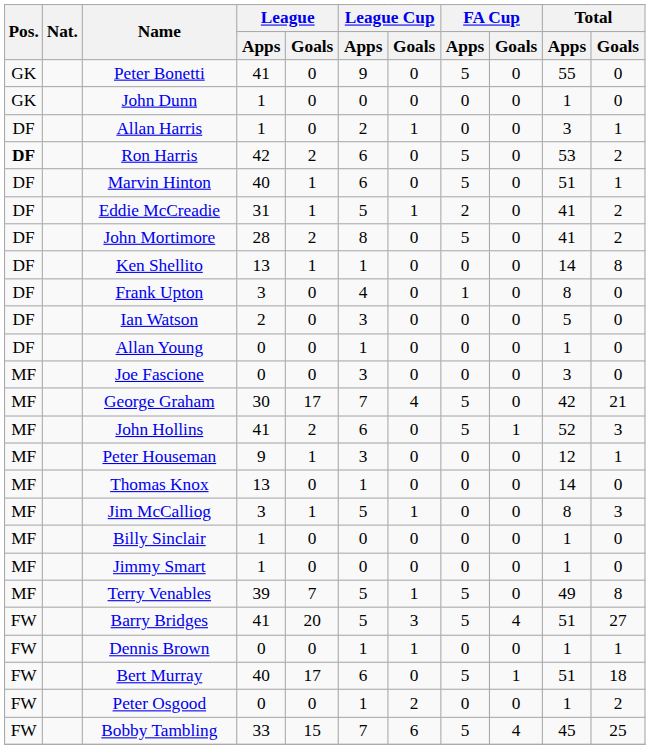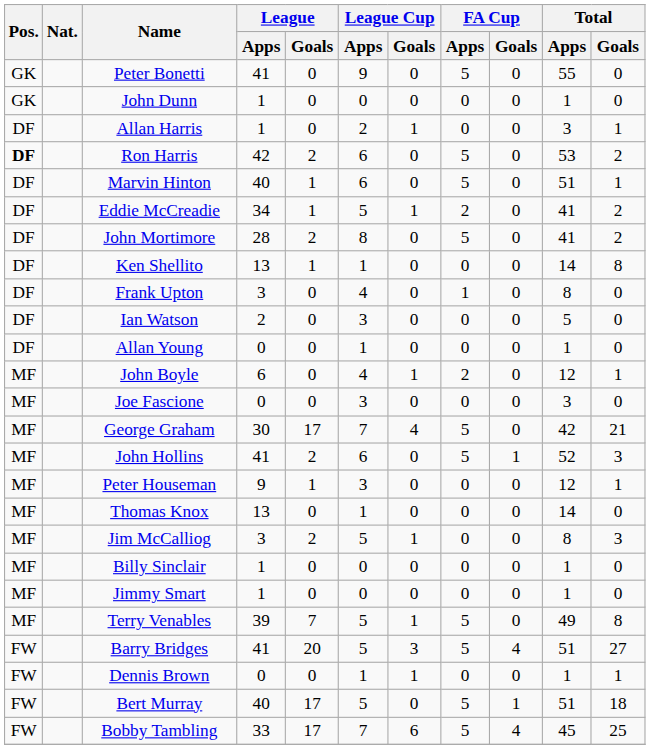(261, 210) 31 -> (261, 210) 34
+ row: (159, 374)
(312, 511) 1 -> (312, 538) 2
(363, 675) 6 -> (363, 703) 5
- row: (159, 703)
(312, 730) 15 -> (312, 730) 17
